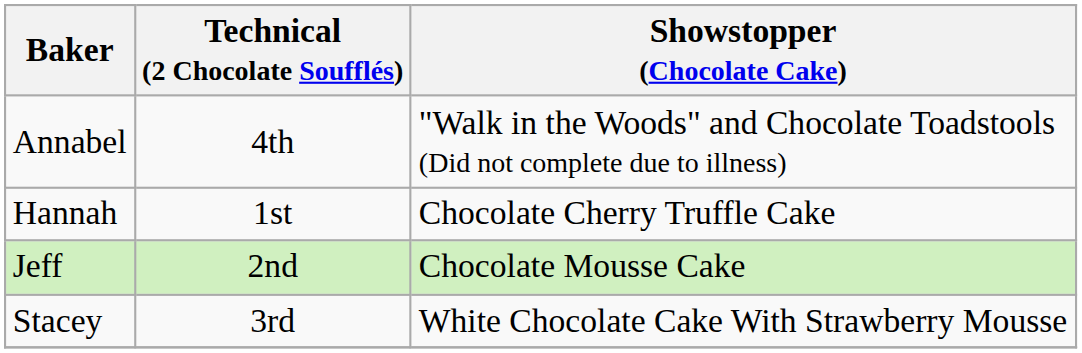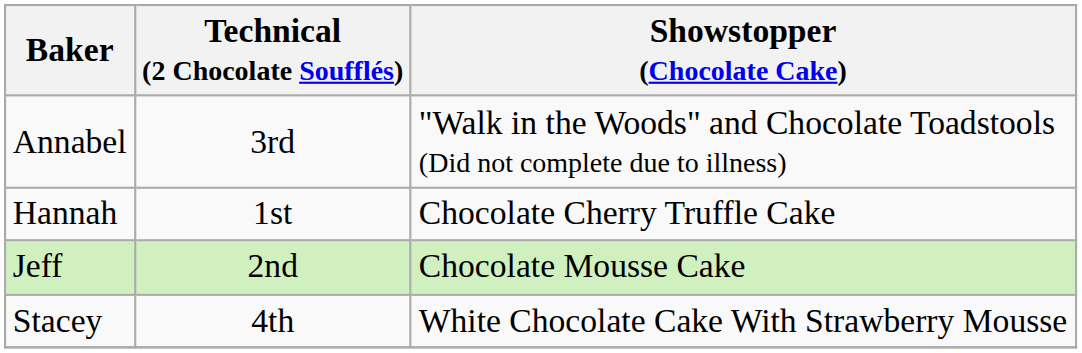(273, 141) 4th -> (273, 141) 3rd
(273, 319) 3rd -> (273, 319) 4th
